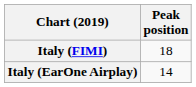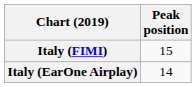(166, 51) 18 -> (166, 51) 15
